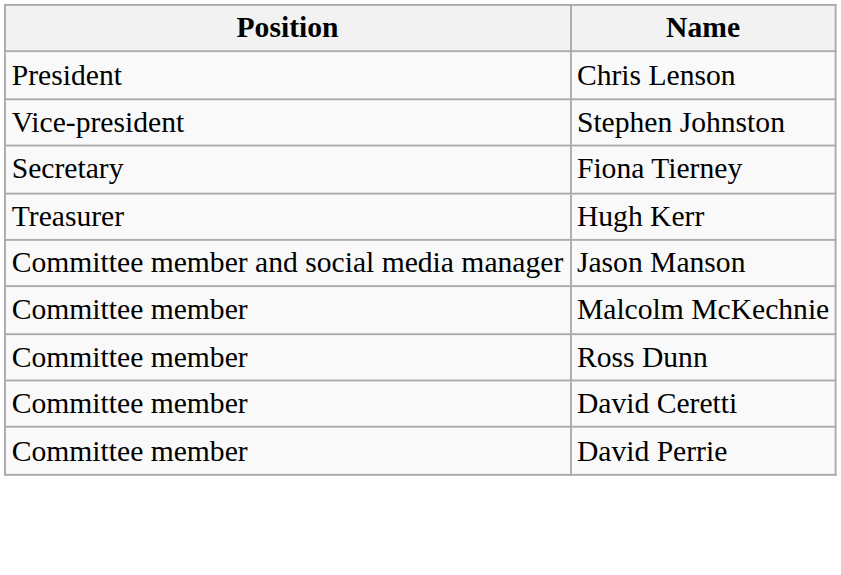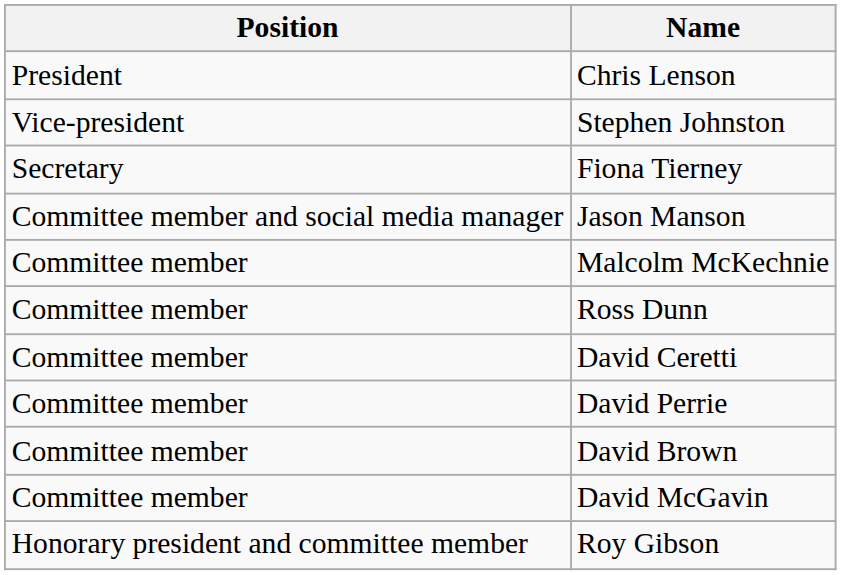- row: (641, 215)
+ row: (657, 450)
+ row: (673, 497)
+ row: (648, 544)
